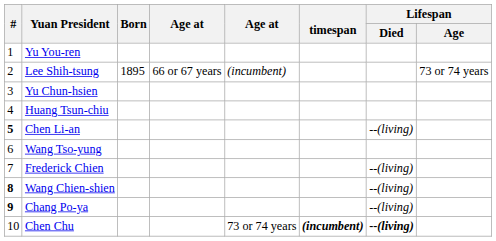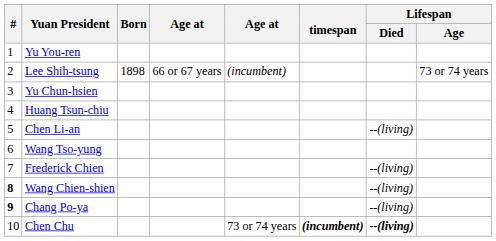(133, 71) 1895 -> (133, 71) 1898
(10, 129) bold -> (10, 129) normal
